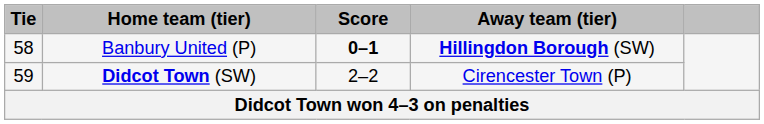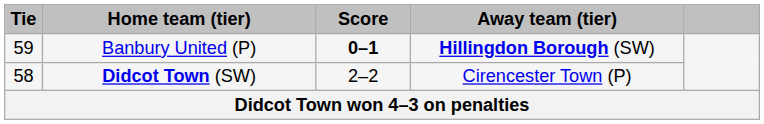(23, 48) 58 -> (23, 48) 59
(23, 77) 59 -> (23, 77) 58
